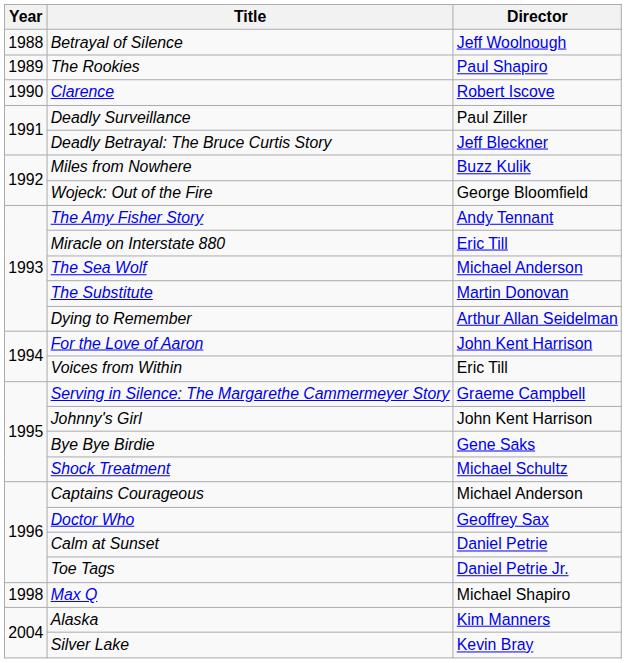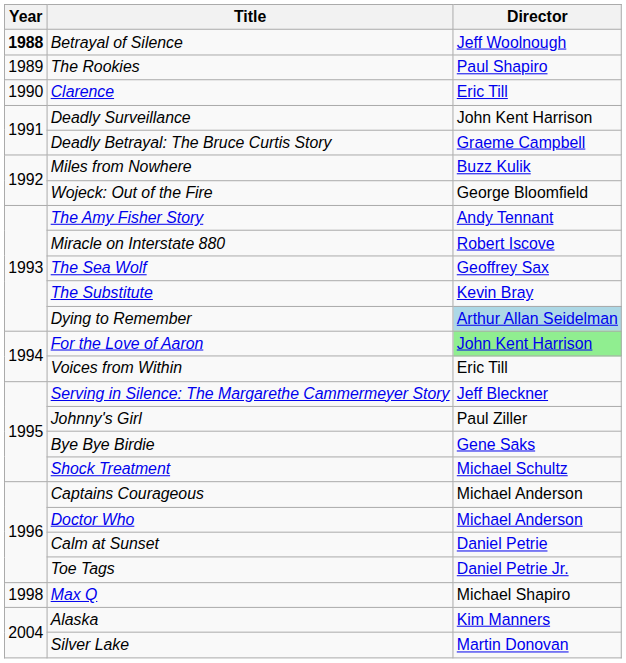(26, 42) normal -> (26, 42) bold
(506, 92) Robert Iscove -> (482, 92) Eric Till
(492, 117) Paul Ziller -> (525, 117) John Kent Harrison
(502, 142) Jeff Bleckner -> (521, 142) Graeme Campbell
(482, 243) Eric Till -> (506, 243) Robert Iscove
(520, 268) Michael Anderson -> (503, 268) Geoffrey Sax
(513, 293) Martin Donovan -> (495, 293) Kevin Bray
(537, 318) no background -> (537, 318) lightblue background
(525, 343) no background -> (525, 343) lightgreen background
(521, 393) Graeme Campbell -> (502, 393) Jeff Bleckner
(525, 419) John Kent Harrison -> (492, 419) Paul Ziller
(503, 519) Geoffrey Sax -> (520, 519) Michael Anderson
(495, 645) Kevin Bray -> (513, 645) Martin Donovan
